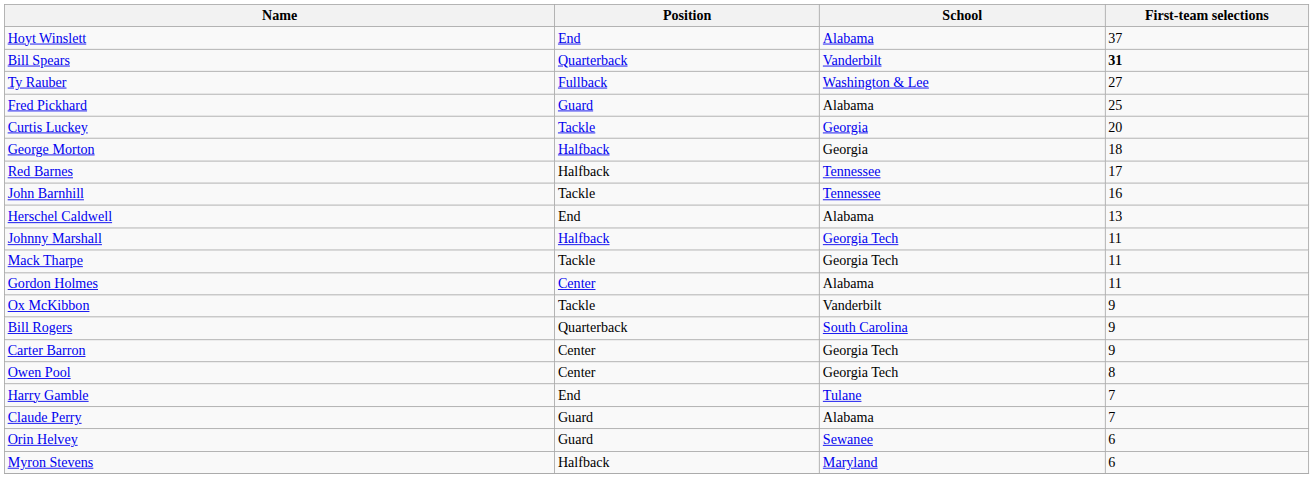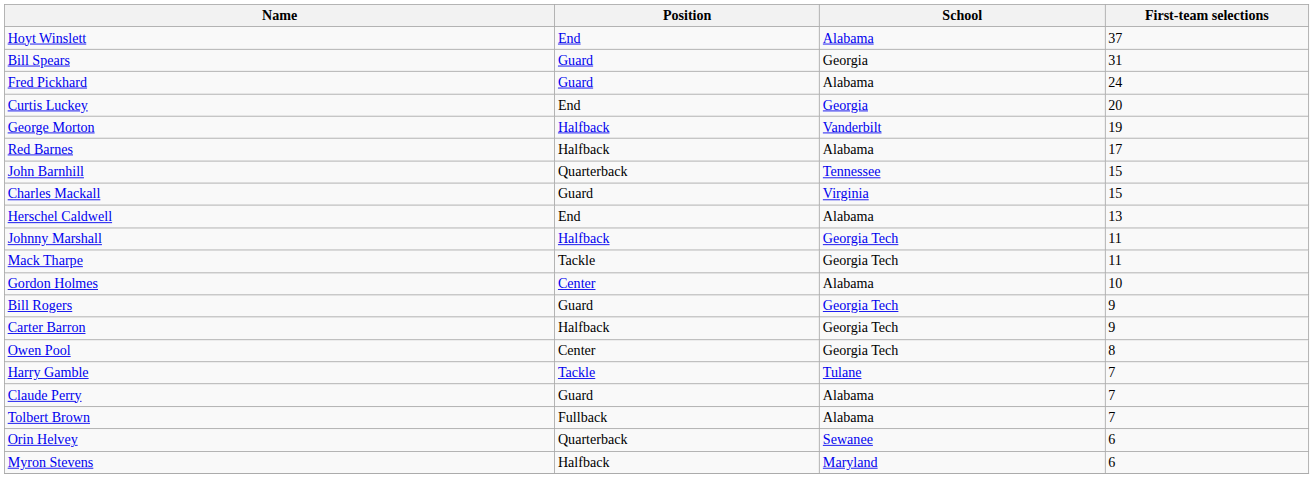(593, 60) Quarterback -> (576, 60) Guard
(852, 60) Vanderbilt -> (845, 60) Georgia
(1115, 60) bold -> (1115, 60) normal
- row: (37, 82)
(1115, 104) 25 -> (1115, 82) 24
(577, 127) Tackle -> (569, 104) End
(845, 149) Georgia -> (852, 127) Vanderbilt
(1115, 149) 18 -> (1115, 127) 19
(852, 171) Tennessee -> (848, 149) Alabama
(577, 194) Tackle -> (593, 171) Quarterback
(1115, 194) 16 -> (1115, 171) 15
+ row: (54, 194)
(1115, 283) 11 -> (1115, 283) 10
- row: (49, 305)
(593, 328) Quarterback -> (576, 305) Guard
(865, 328) South Carolina -> (861, 305) Georgia Tech
(577, 350) Center -> (584, 328) Halfback
(569, 395) End -> (577, 372) Tackle
+ row: (49, 417)
(576, 439) Guard -> (593, 439) Quarterback
